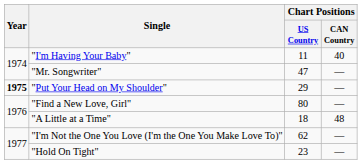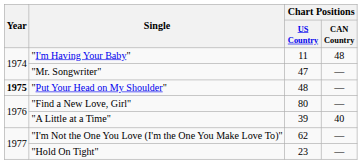(339, 55) 40 -> (339, 55) 48
(303, 87) 29 -> (303, 87) 48
(303, 119) 18 -> (303, 119) 39
(339, 119) 48 -> (339, 119) 40
